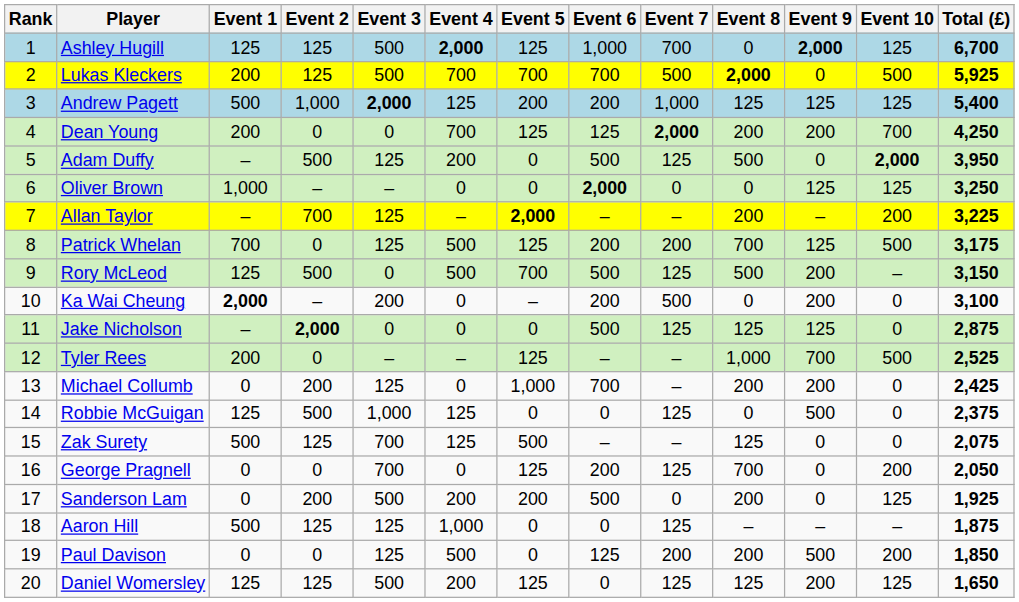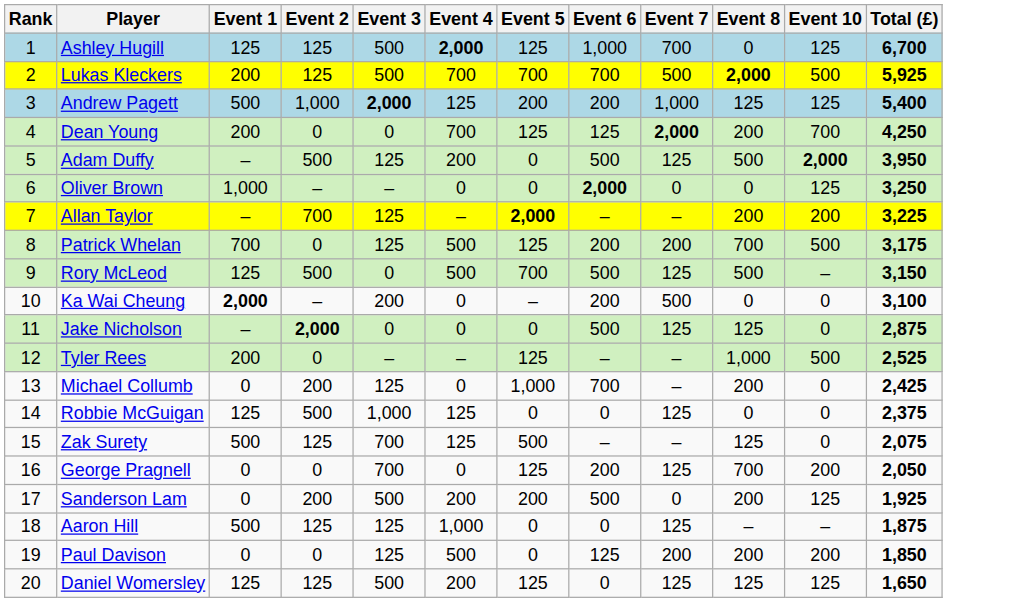- column: (820, 19)
